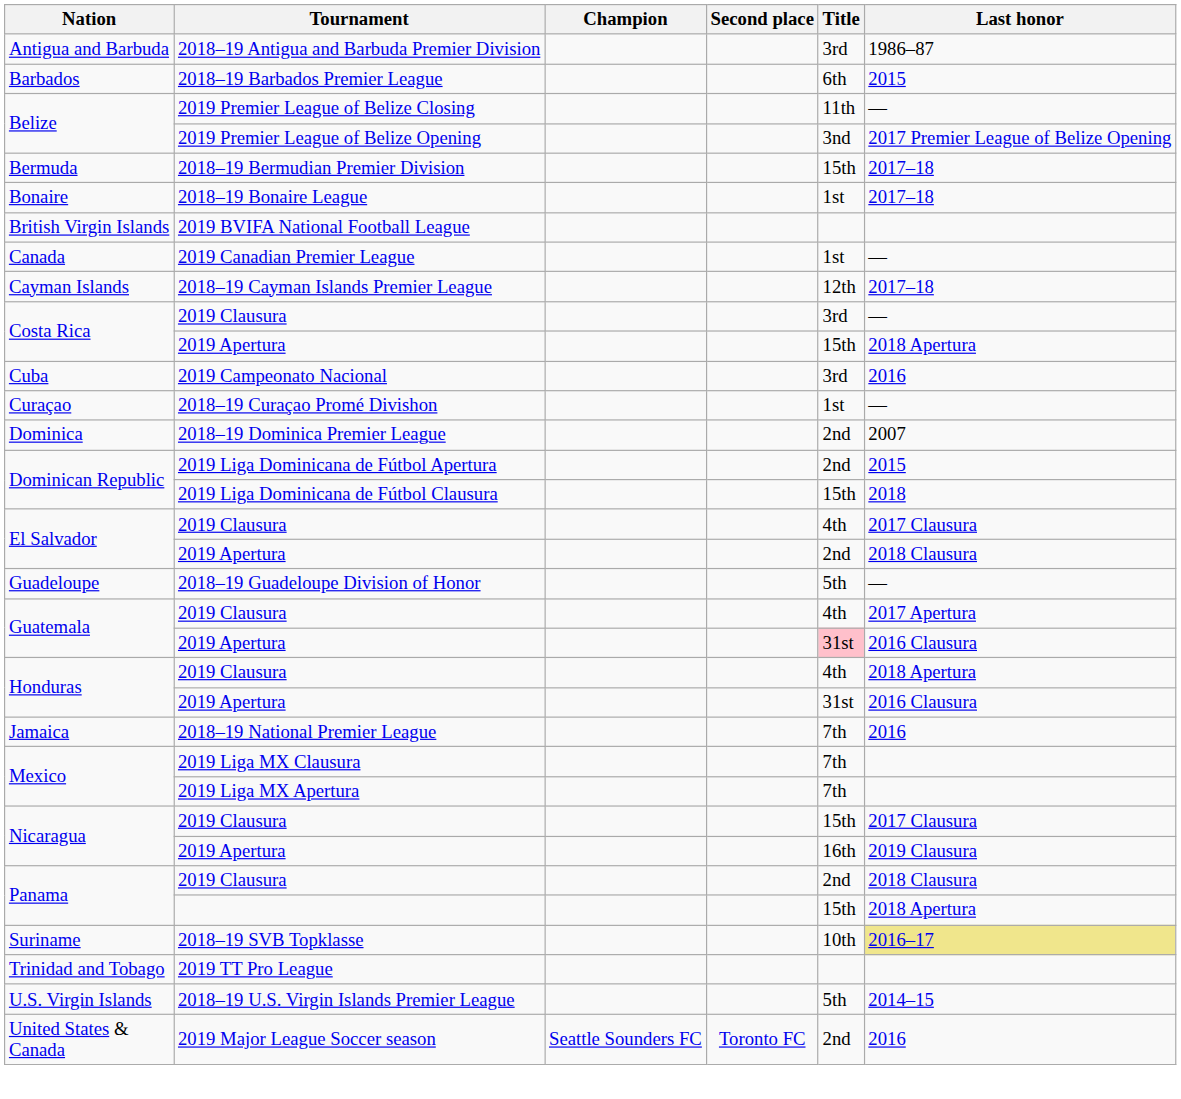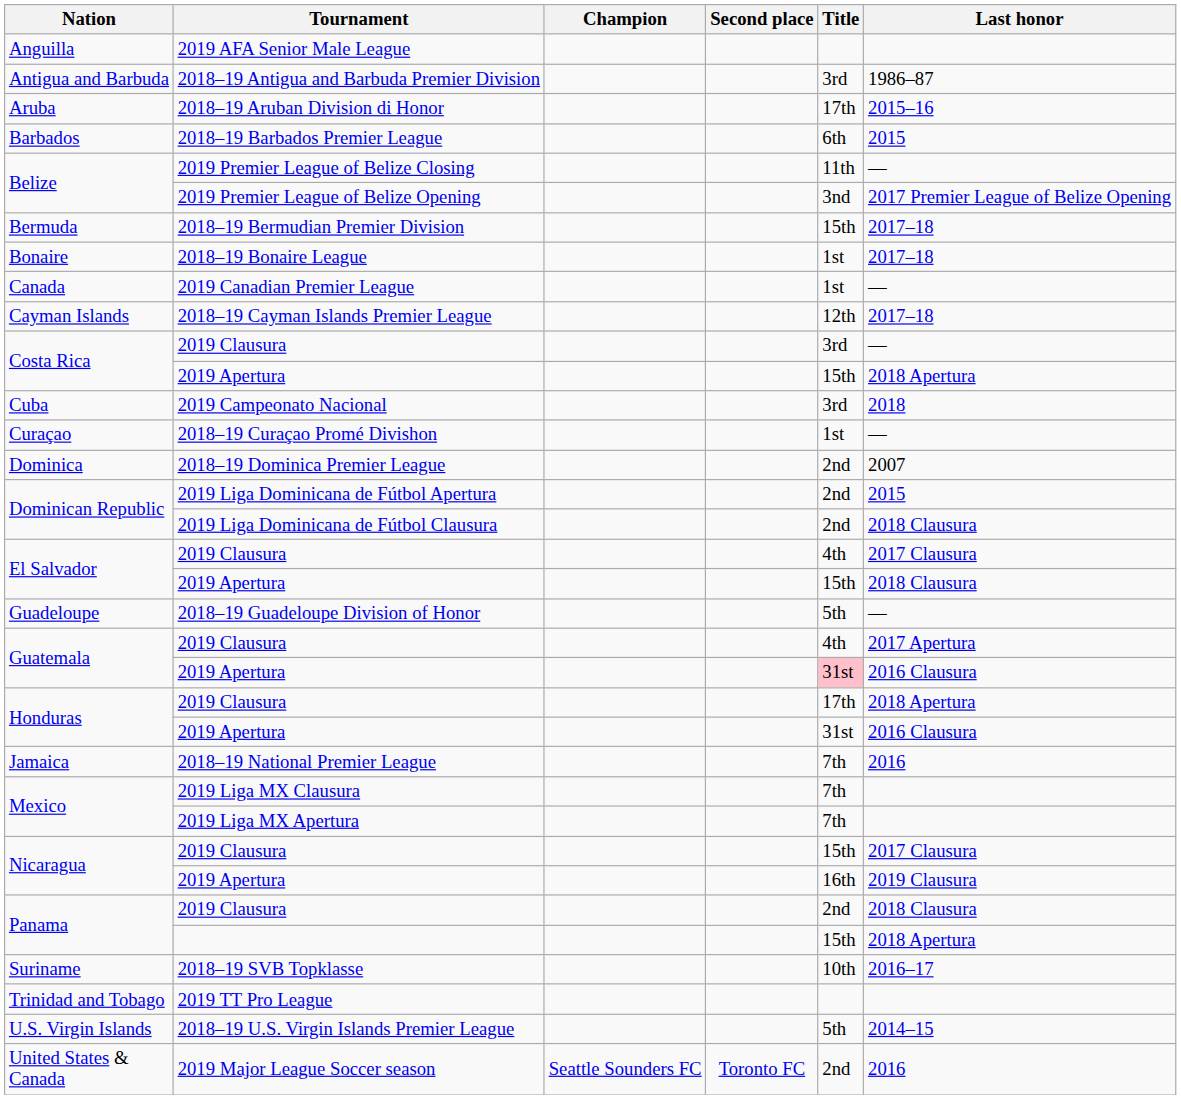+ row: (42, 49)
+ row: (32, 108)
- row: (89, 227)
(887, 375) 2016 -> (887, 405) 2018
(839, 494) 15th -> (836, 524) 2nd
(887, 494) 2018 -> (922, 524) 2018 Clausura
(837, 553) 2nd -> (839, 583) 15th
(835, 672) 4th -> (839, 702) 17th
(901, 939) khaki background -> (901, 969) no background
